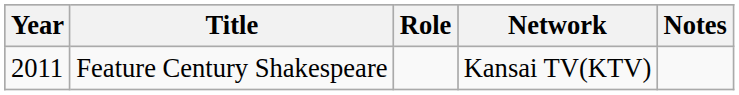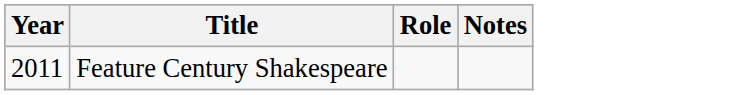- column: (557, 25)
